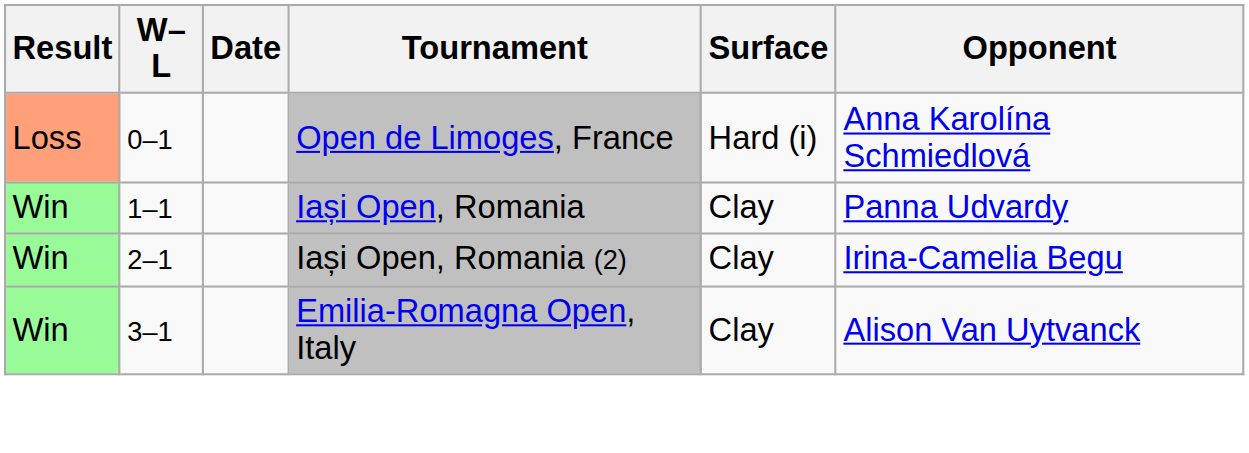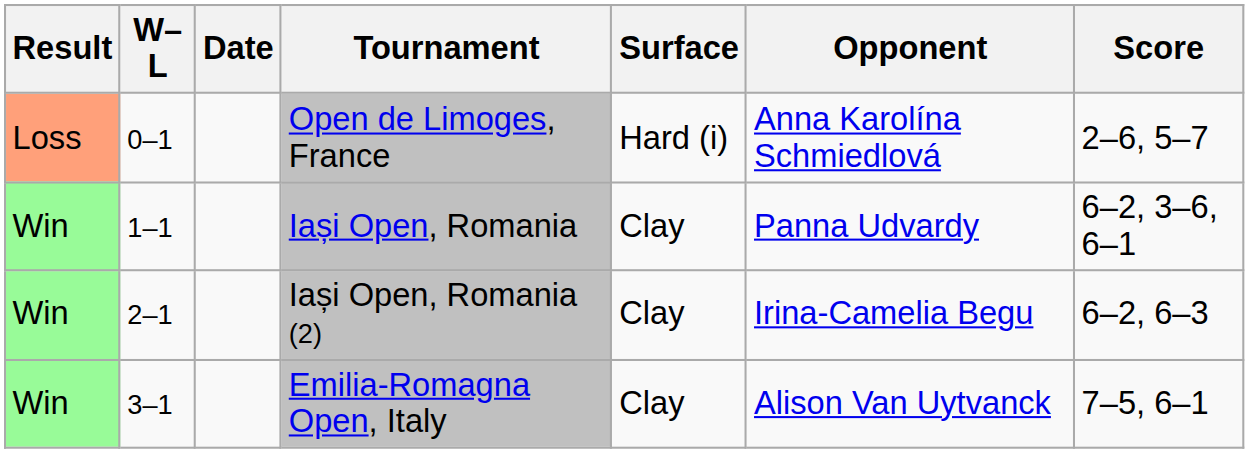+ column: (1159, 48)
